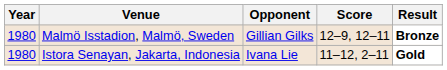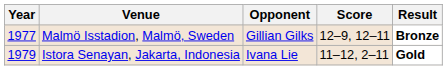(22, 35) 1980 -> (22, 35) 1977
(22, 55) 1980 -> (22, 55) 1979
